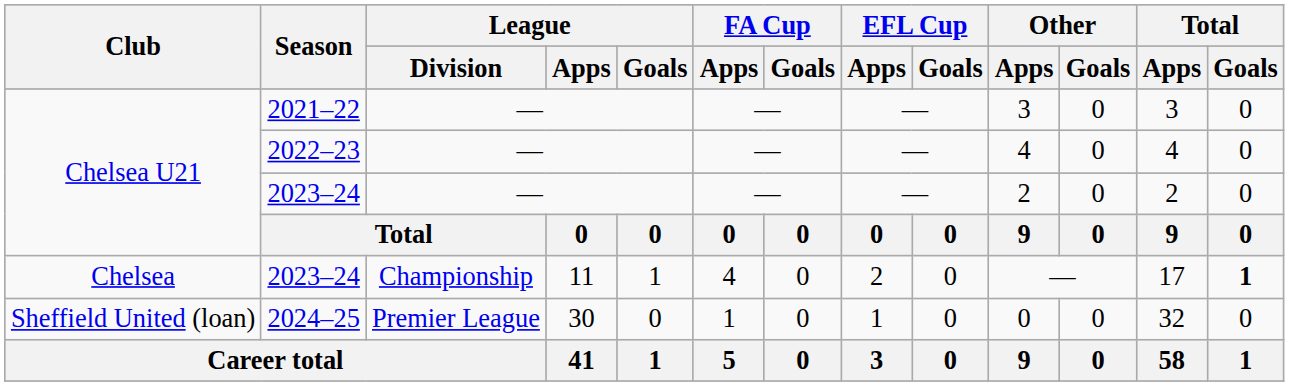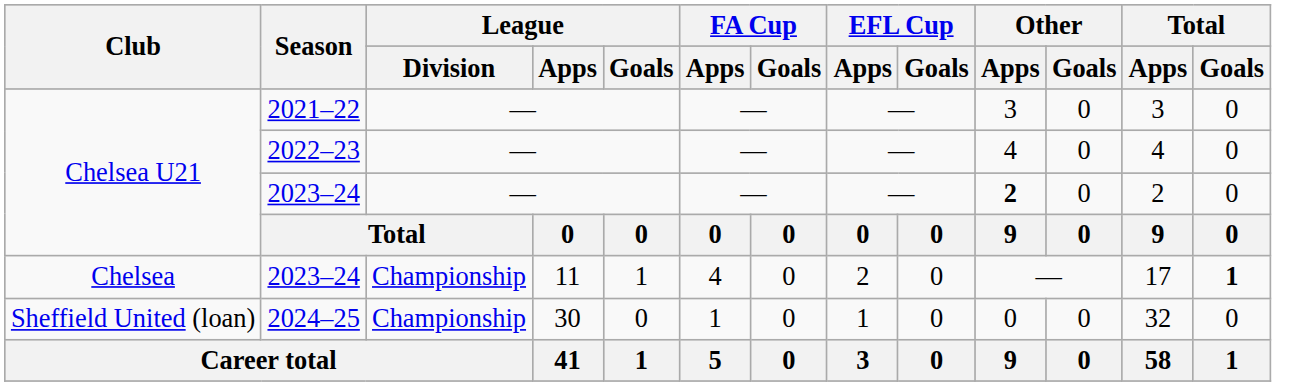(1024, 192) normal -> (1010, 192) bold
(456, 318) Premier League -> (449, 318) Championship
